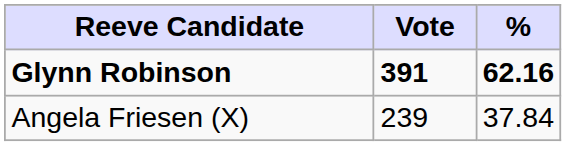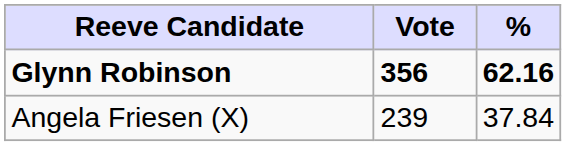(404, 72) 391 -> (404, 72) 356
